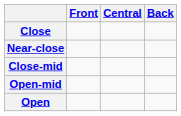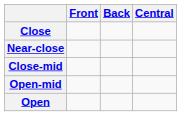columns swapped: (122, 13) <-> (160, 13)
